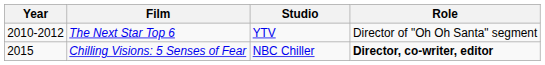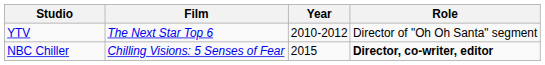columns swapped: (35, 14) <-> (300, 14)
